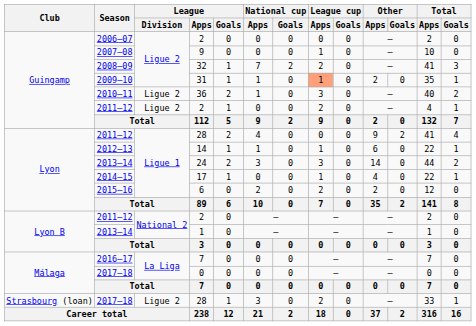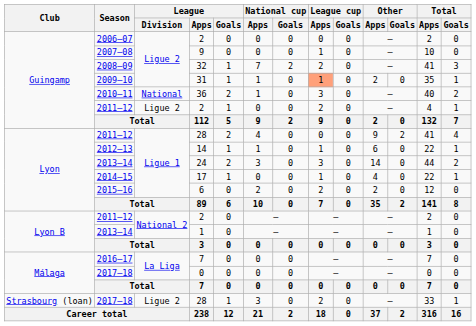(162, 94) Ligue 2 -> (162, 94) National
